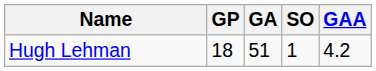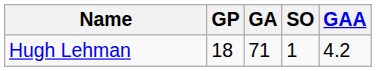(259, 50) 51 -> (259, 50) 71
